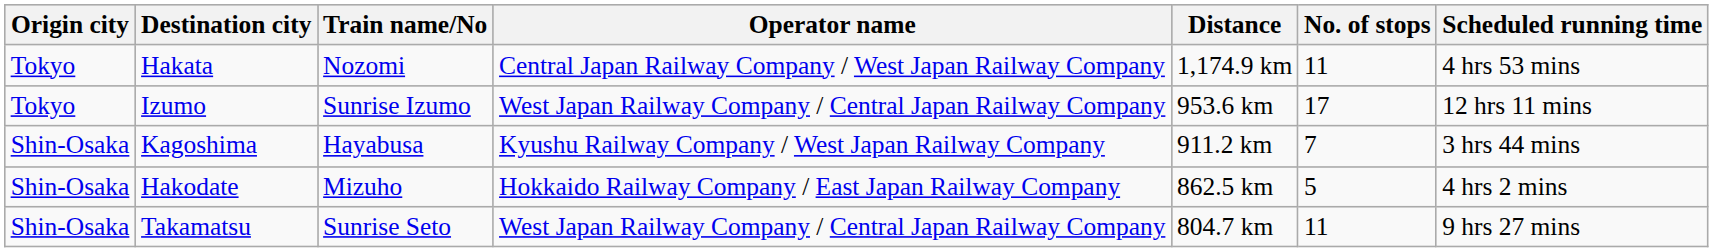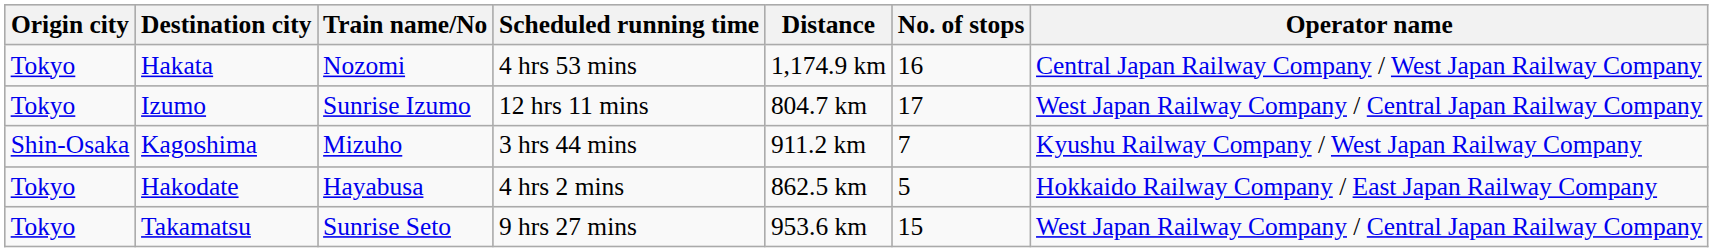columns swapped: (832, 24) <-> (1572, 24)
(1316, 65) 11 -> (911, 65) 16
(1225, 105) 953.6 km -> (819, 105) 804.7 km
(373, 145) Hayabusa -> (363, 145) Mizuho
(70, 186) Shin-Osaka -> (43, 186) Tokyo
(363, 186) Mizuho -> (373, 186) Hayabusa
(70, 226) Shin-Osaka -> (43, 226) Tokyo
(1225, 226) 804.7 km -> (819, 226) 953.6 km
(1316, 226) 11 -> (911, 226) 15
